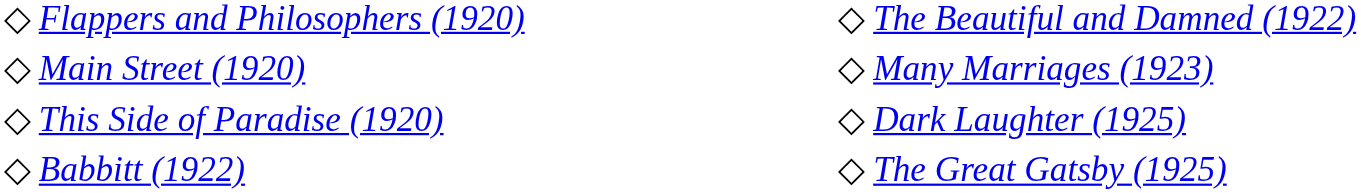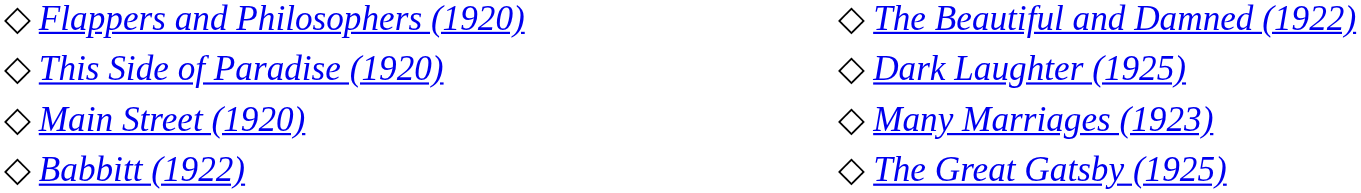rows swapped: (154, 68) <-> (224, 119)
